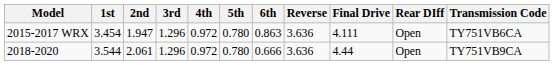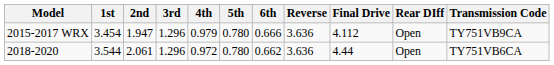(204, 32) 0.972 -> (204, 32) 0.979
(268, 32) 0.863 -> (268, 32) 0.666
(345, 32) 4.111 -> (345, 32) 4.112
(486, 32) TY751VB6CA -> (486, 32) TY751VB9CA
(268, 51) 0.666 -> (268, 51) 0.662
(486, 51) TY751VB9CA -> (486, 51) TY751VB6CA
